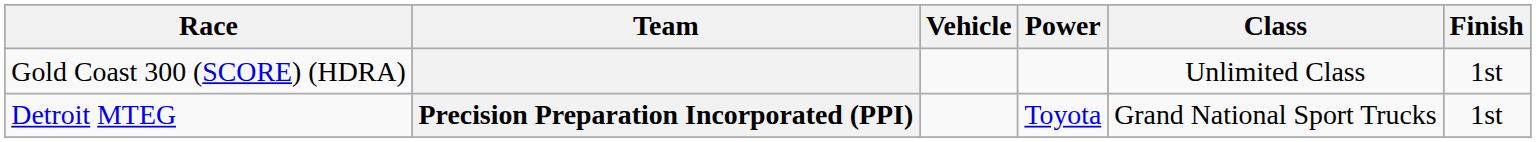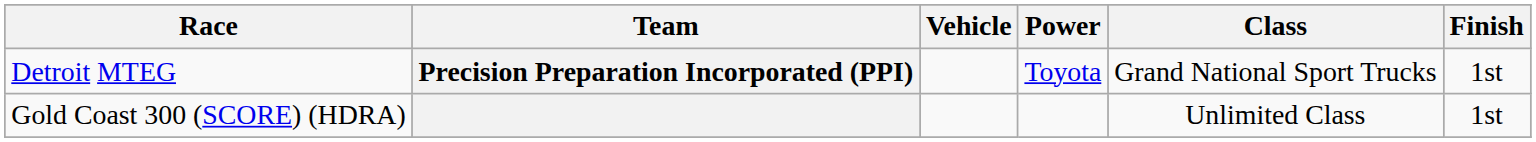rows swapped: (209, 70) <-> (94, 114)
